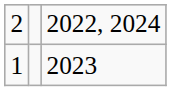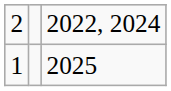(72, 64) 2023 -> (72, 64) 2025
